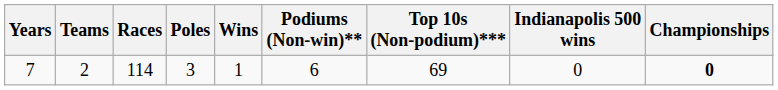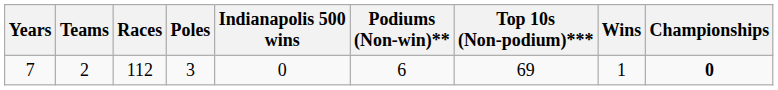columns swapped: (238, 30) <-> (578, 30)
(140, 70) 114 -> (140, 70) 112
